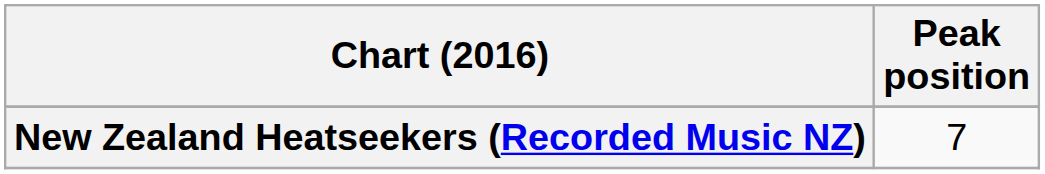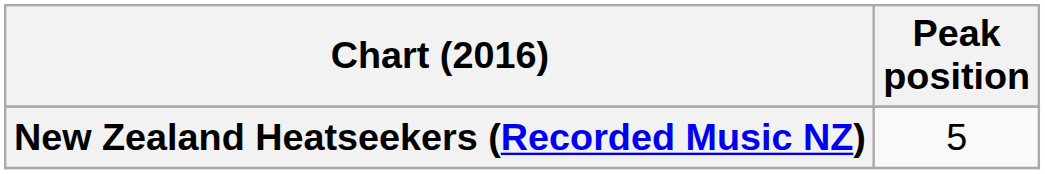(957, 136) 7 -> (957, 136) 5
